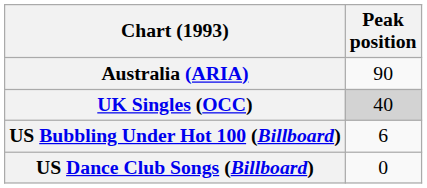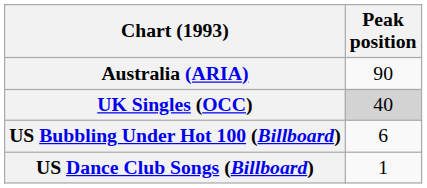(383, 167) 0 -> (383, 167) 1
